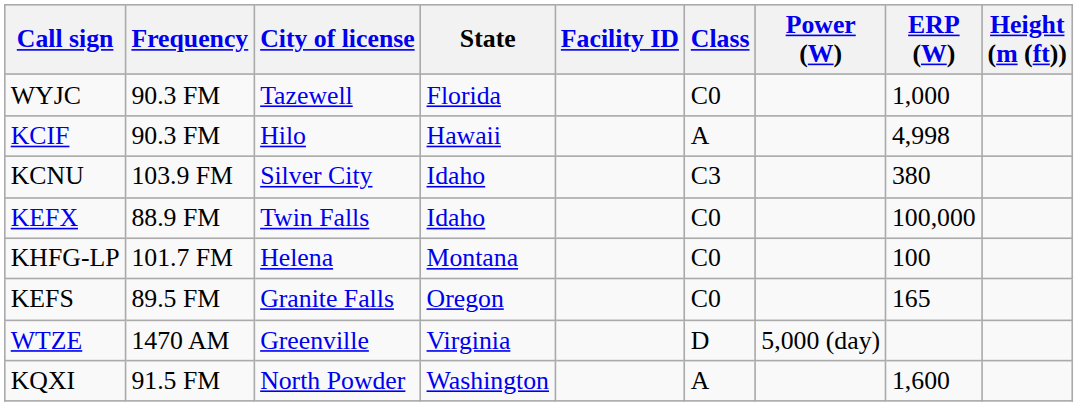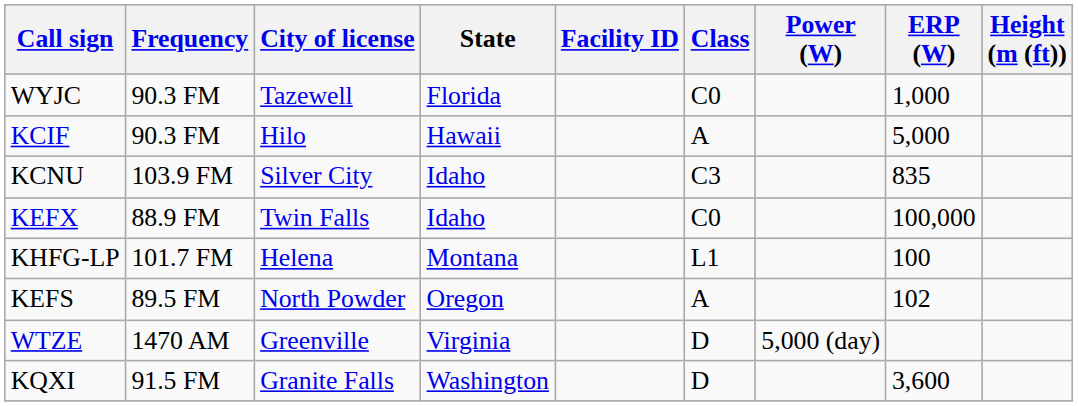(921, 135) 4,998 -> (921, 135) 5,000
(911, 176) 380 -> (911, 176) 835
(706, 258) C0 -> (705, 258) L1
(327, 299) Granite Falls -> (333, 299) North Powder
(706, 299) C0 -> (700, 299) A
(911, 299) 165 -> (911, 299) 102
(333, 380) North Powder -> (327, 380) Granite Falls
(700, 380) A -> (700, 380) D
(921, 380) 1,600 -> (921, 380) 3,600
